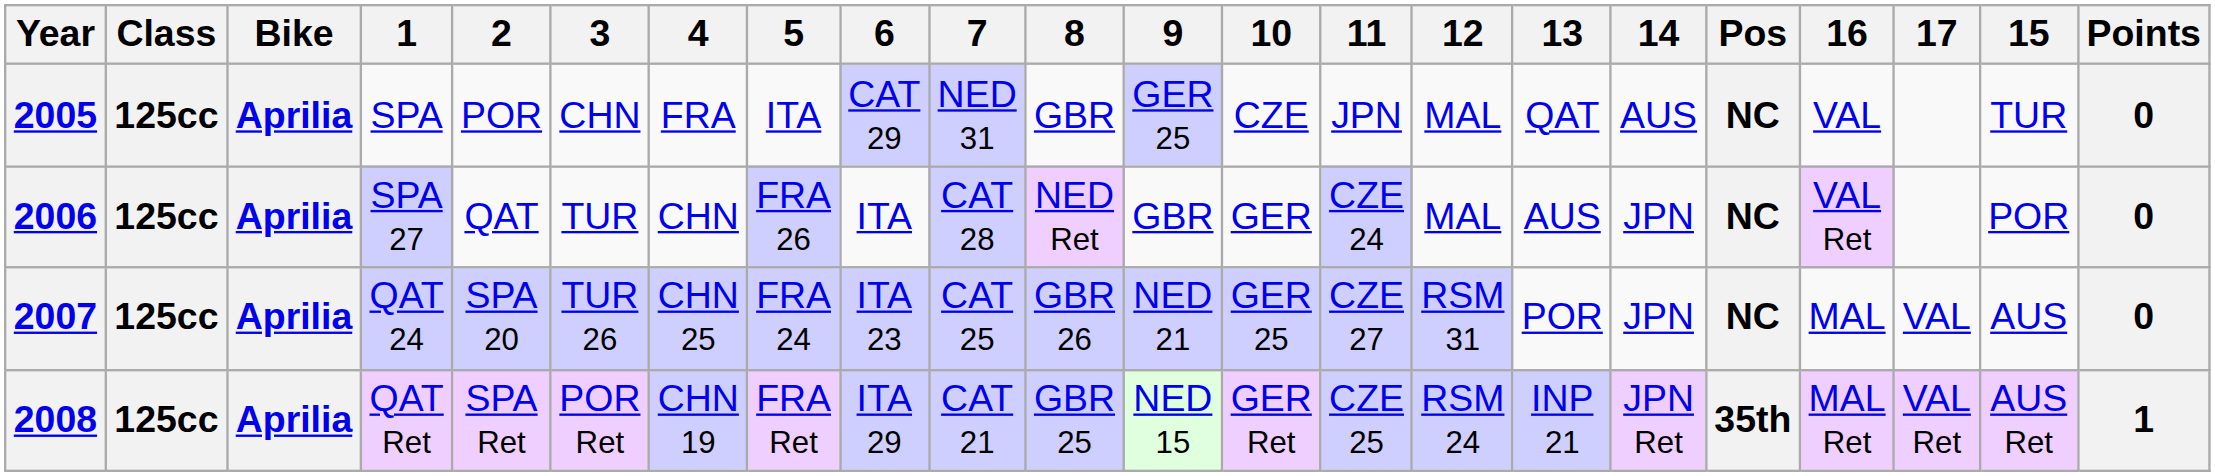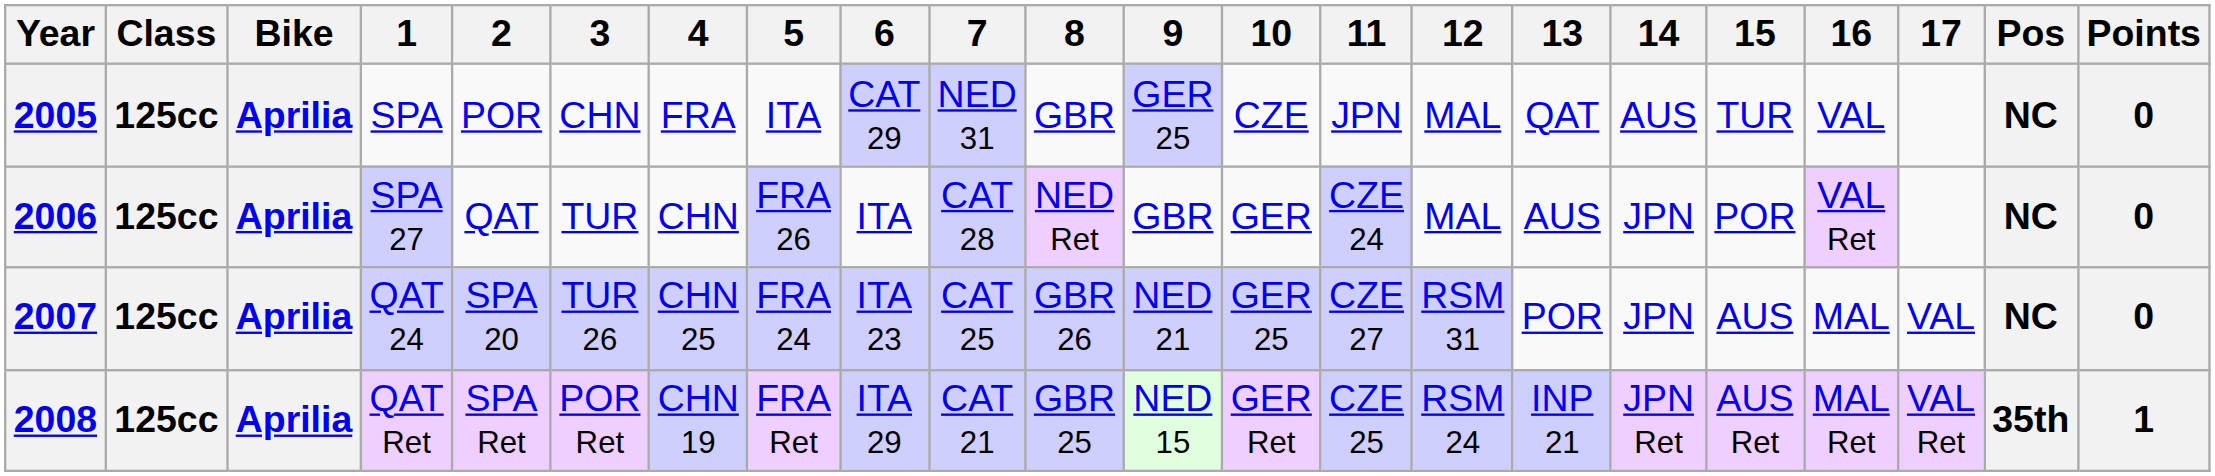columns swapped: (2029, 34) <-> (1753, 34)
